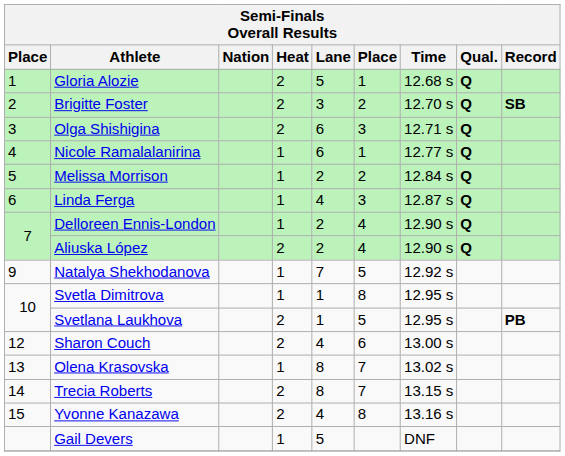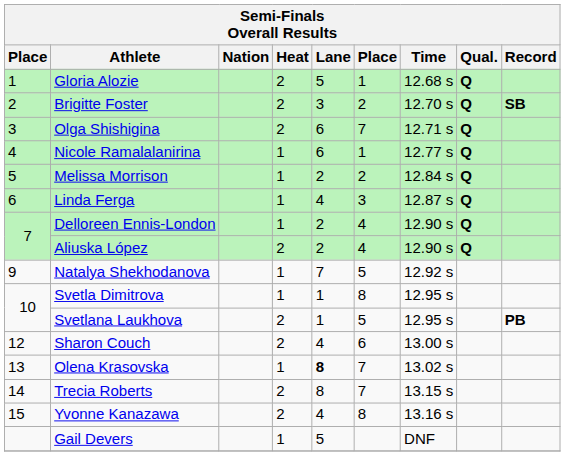(362, 128) 3 -> (362, 128) 7
(320, 367) normal -> (320, 367) bold
